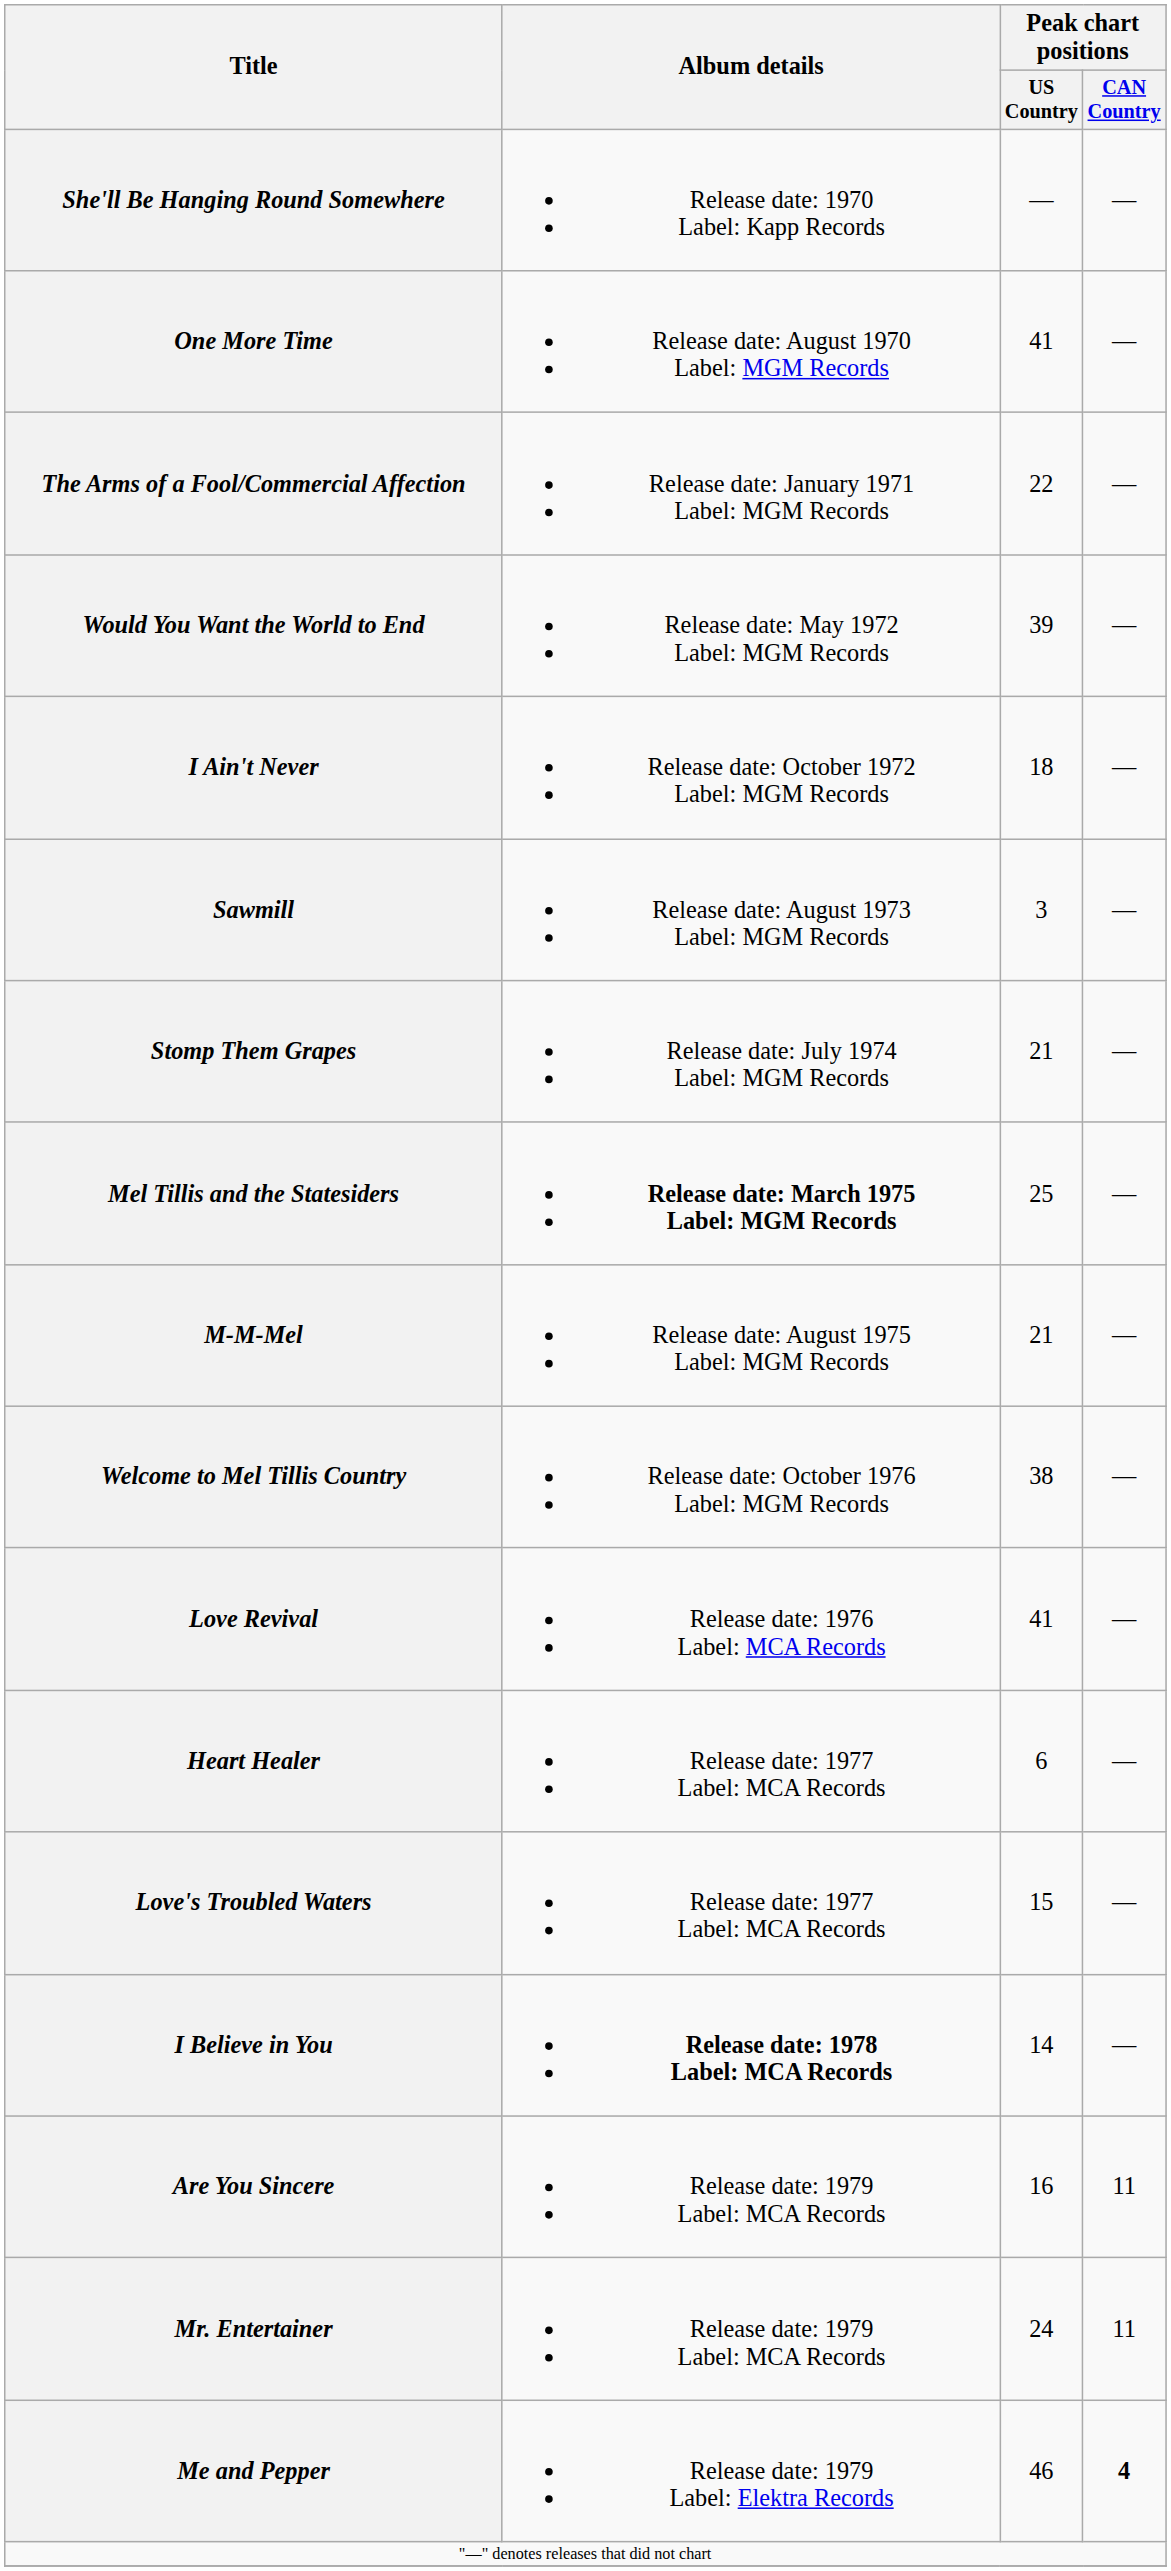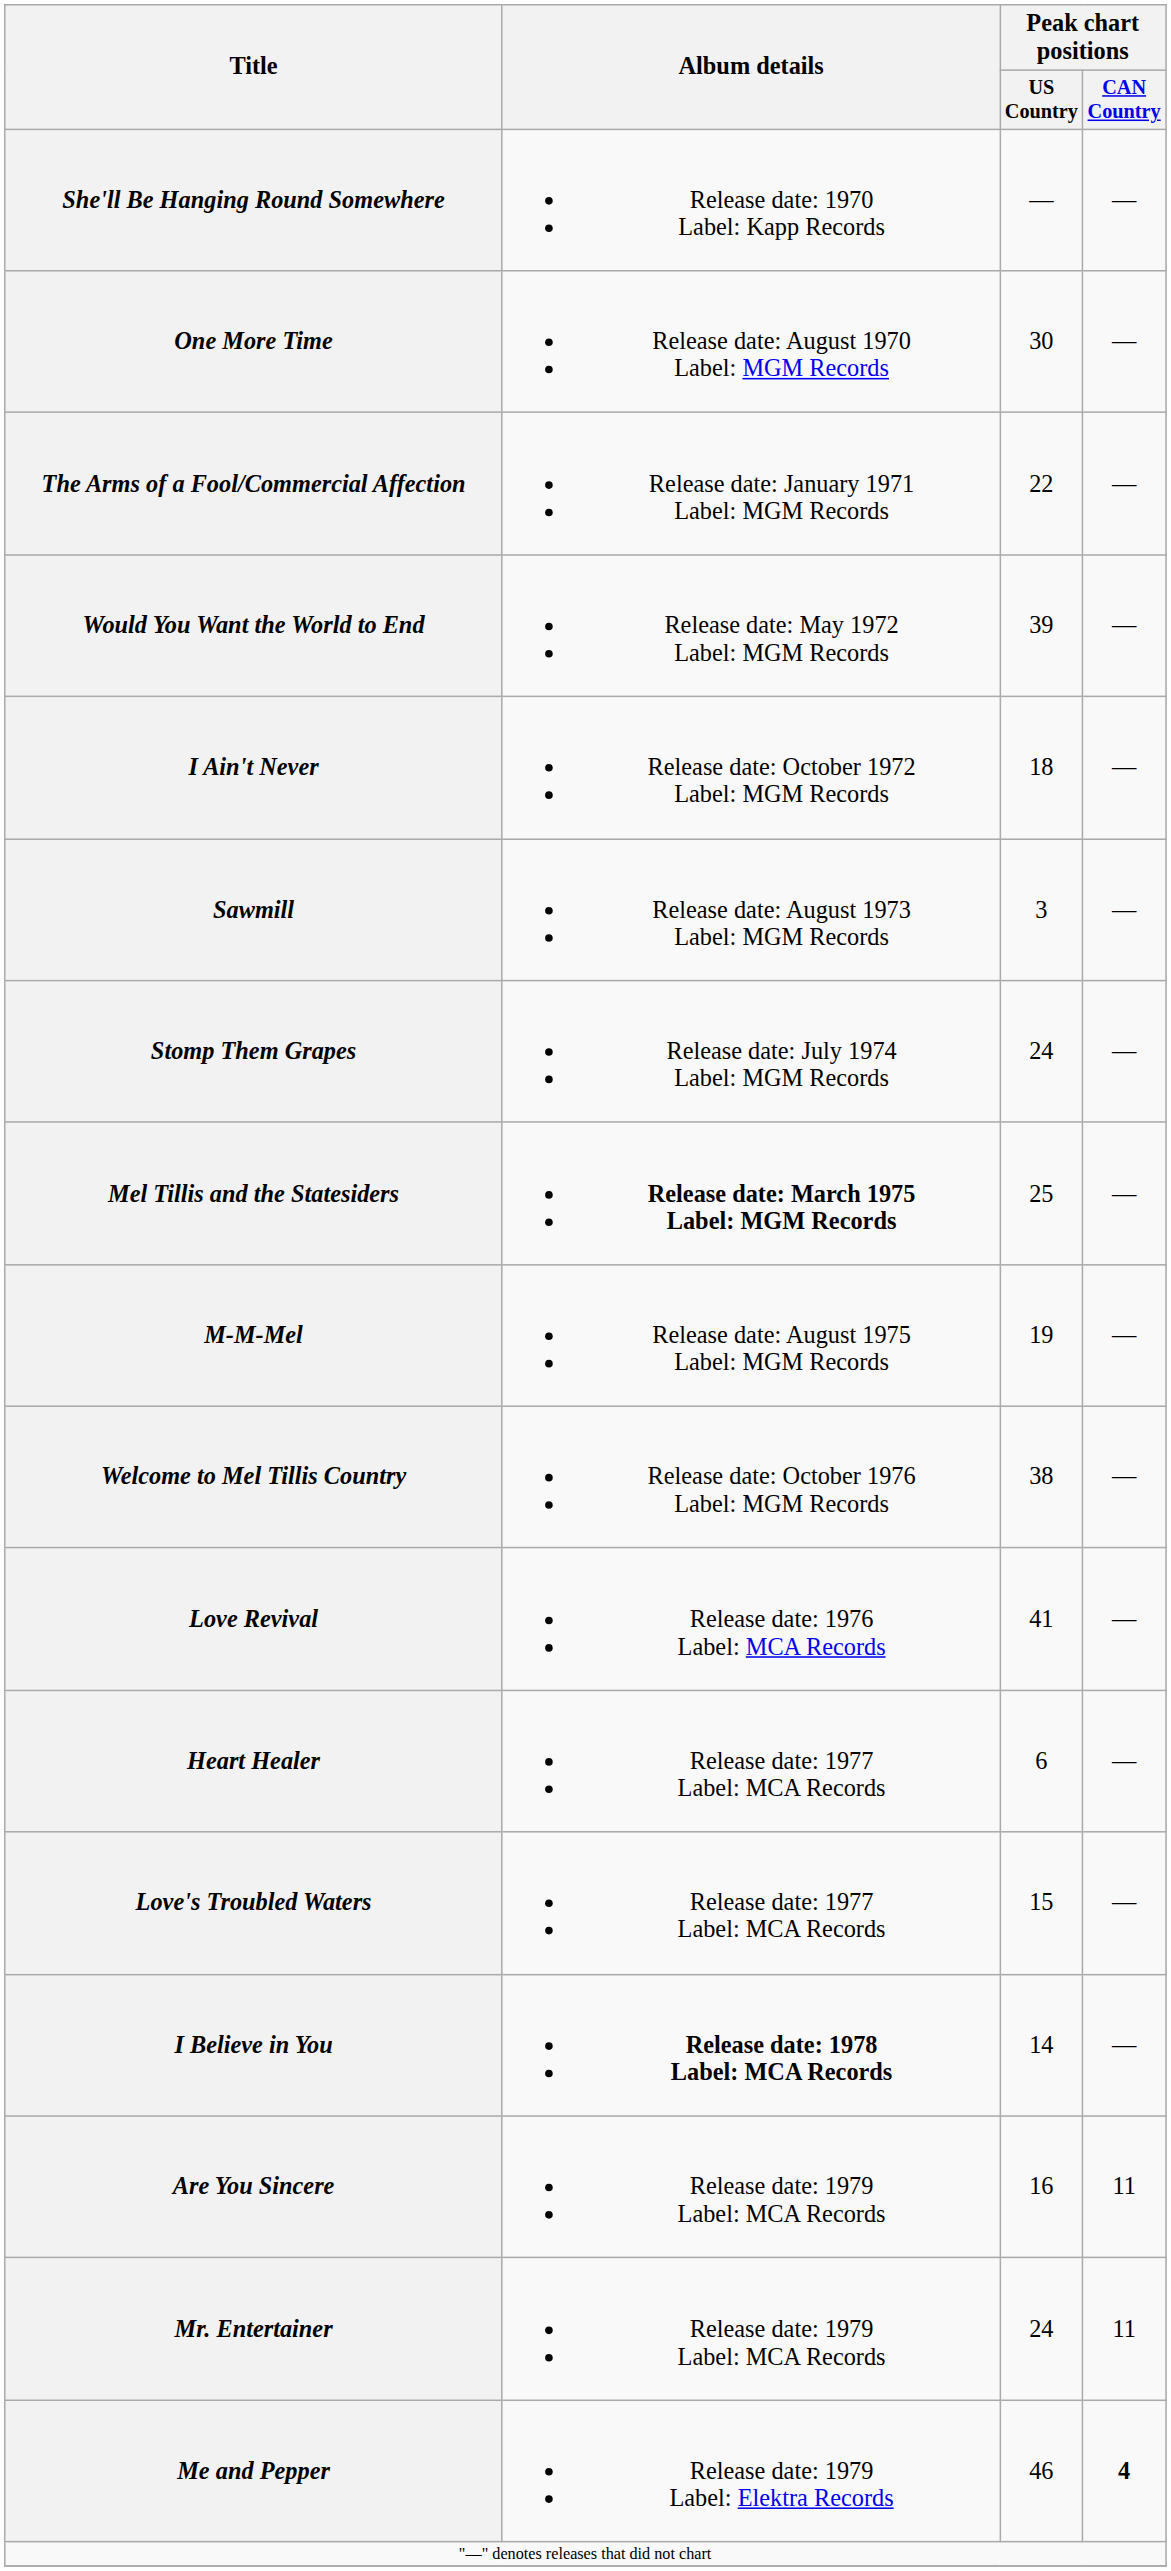(1041, 341) 41 -> (1041, 341) 30
(1041, 1051) 21 -> (1041, 1051) 24
(1041, 1335) 21 -> (1041, 1335) 19
